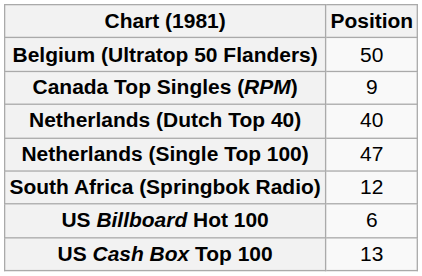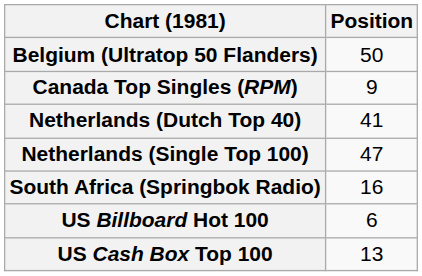(372, 120) 40 -> (372, 120) 41
(372, 187) 12 -> (372, 187) 16
